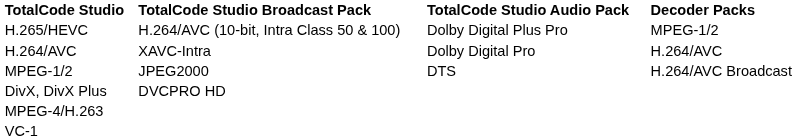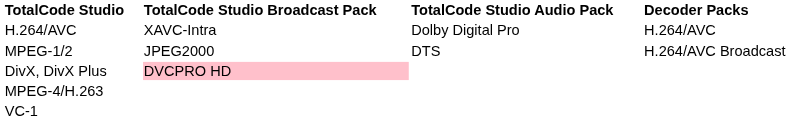- row: (46, 30)
(182, 91) no background -> (188, 71) pink background
